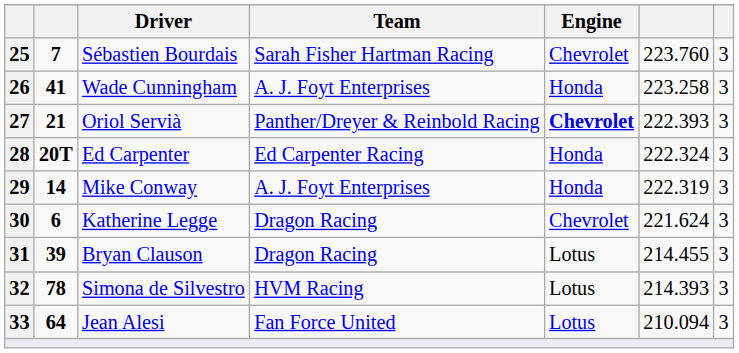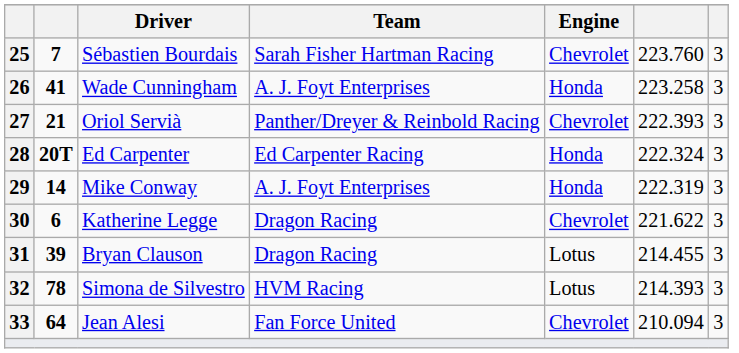(592, 121) bold -> (589, 121) normal
(676, 221) 221.624 -> (671, 221) 221.622
(572, 321) Lotus -> (589, 321) Chevrolet
